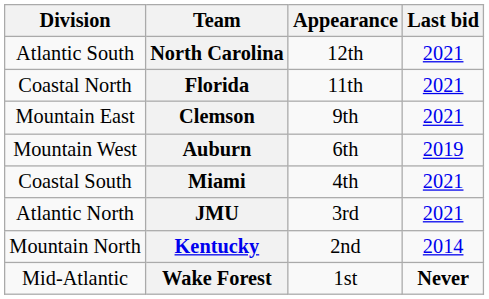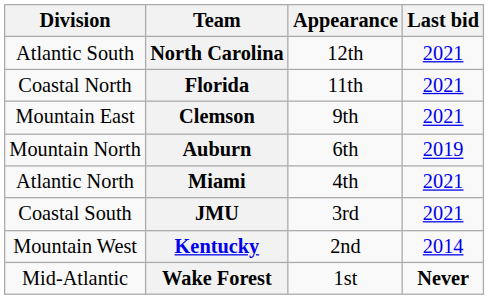(75, 149) Mountain West -> (75, 149) Mountain North
(75, 181) Coastal South -> (75, 181) Atlantic North
(75, 213) Atlantic North -> (75, 213) Coastal South
(75, 246) Mountain North -> (75, 246) Mountain West
